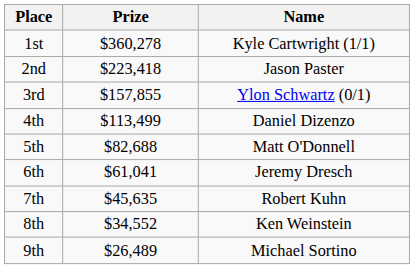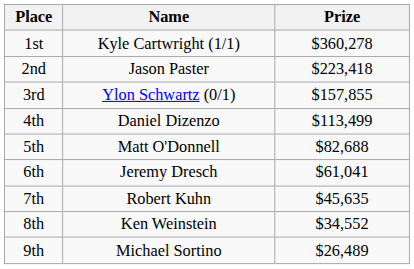columns swapped: (304, 17) <-> (131, 17)
